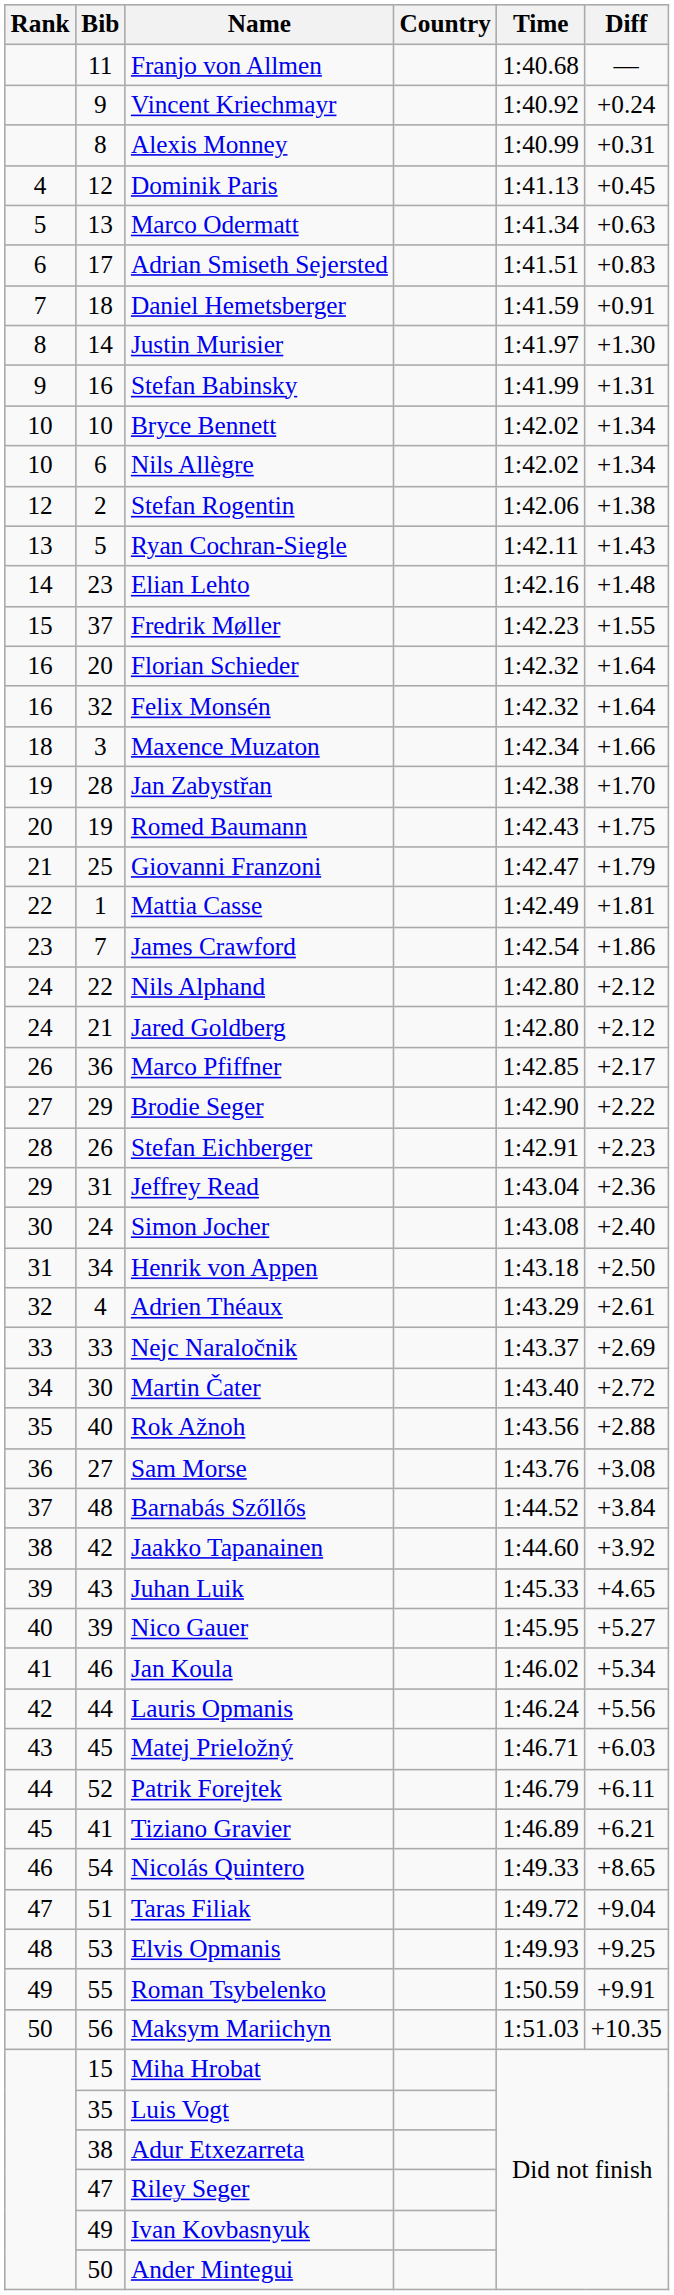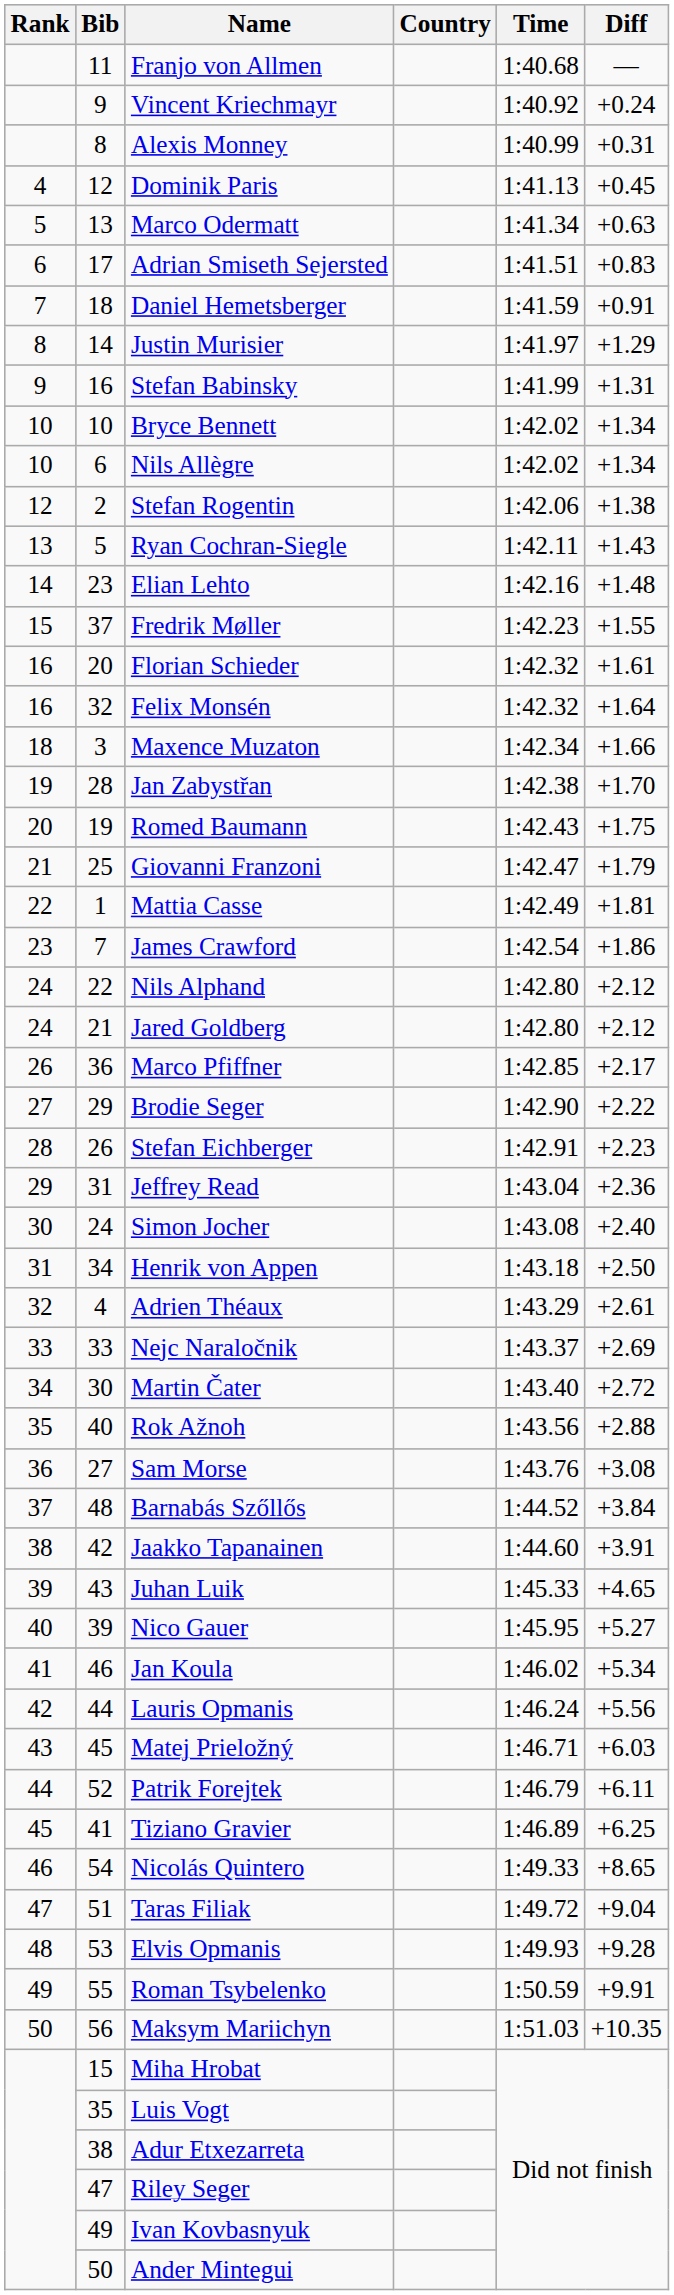(626, 345) +1.30 -> (626, 345) +1.29
(626, 666) +1.64 -> (626, 666) +1.61
(626, 1548) +3.92 -> (626, 1548) +3.91
(626, 1828) +6.21 -> (626, 1828) +6.25
(626, 1948) +9.25 -> (626, 1948) +9.28
